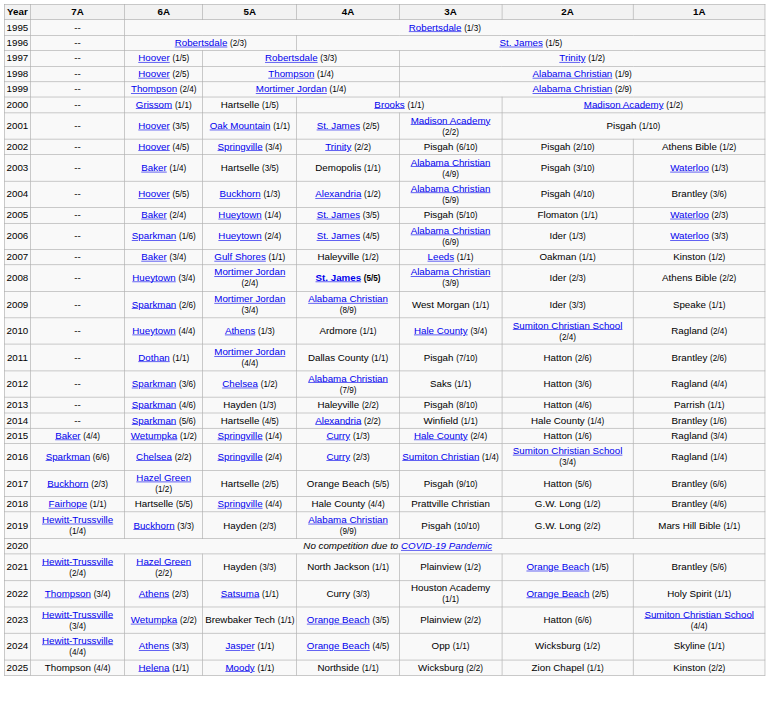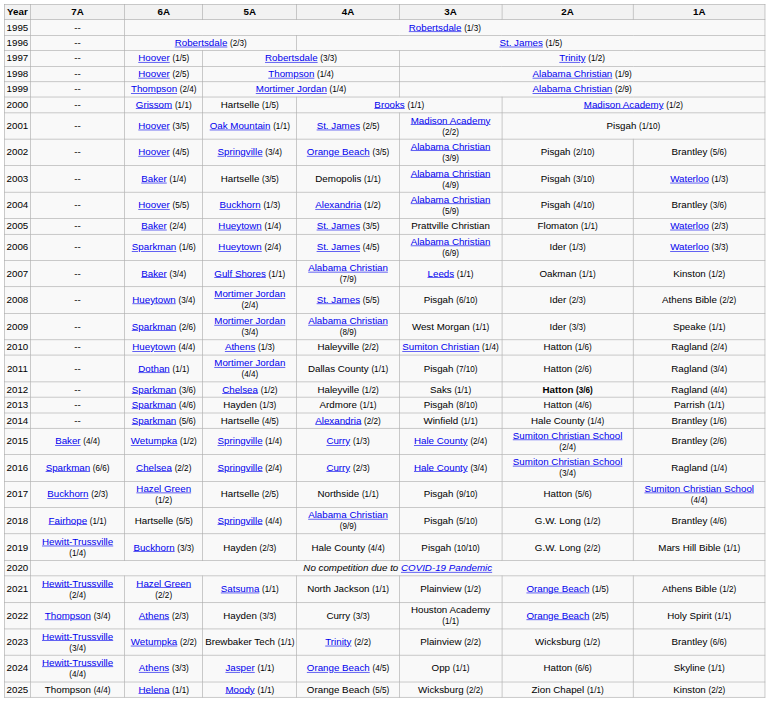(348, 147) Trinity (2/2) -> (348, 152) Orange Beach (3/5)
(451, 147) Pisgah (6/10) -> (451, 152) Alabama Christian (3/9)
(699, 147) Athens Bible (1/2) -> (699, 152) Brantley (5/6)
(451, 215) Pisgah (5/10) -> (451, 226) Prattville Christian
(348, 257) Haleyville (1/2) -> (348, 273) Alabama Christian (7/9)
(348, 278) bold -> (348, 300) normal
(451, 278) Alabama Christian (3/9) -> (451, 300) Pisgah (6/10)
(348, 331) Ardmore (1/1) -> (348, 347) Haleyville (2/2)
(451, 331) Hale County (3/4) -> (451, 347) Sumiton Christian (1/4)
(568, 331) Sumiton Christian School (2/4) -> (568, 347) Hatton (1/6)
(699, 357) Brantley (2/6) -> (699, 368) Ragland (3/4)
(348, 384) Alabama Christian (7/9) -> (348, 389) Haleyville (1/2)
(568, 384) normal -> (568, 389) bold
(348, 405) Haleyville (2/2) -> (348, 405) Ardmore (1/1)
(568, 436) Hatton (1/6) -> (568, 441) Sumiton Christian School (2/4)
(699, 436) Ragland (3/4) -> (699, 441) Brantley (2/6)
(451, 457) Sumiton Christian (1/4) -> (451, 468) Hale County (3/4)
(348, 483) Orange Beach (5/5) -> (348, 494) Northside (1/1)
(699, 483) Brantley (6/6) -> (699, 494) Sumiton Christian School (4/4)
(348, 504) Hale County (4/4) -> (348, 520) Alabama Christian (9/9)
(451, 504) Prattville Christian -> (451, 520) Pisgah (5/10)
(348, 525) Alabama Christian (9/9) -> (348, 547) Hale County (4/4)
(250, 567) Hayden (3/3) -> (250, 589) Satsuma (1/1)
(699, 567) Brantley (5/6) -> (699, 589) Athens Bible (1/2)
(250, 593) Satsuma (1/1) -> (250, 615) Hayden (3/3)
(348, 620) Orange Beach (3/5) -> (348, 642) Trinity (2/2)
(568, 620) Hatton (6/6) -> (568, 642) Wicksburg (1/2)
(699, 620) Sumiton Christian School (4/4) -> (699, 642) Brantley (6/6)
(568, 646) Wicksburg (1/2) -> (568, 668) Hatton (6/6)
(348, 667) Northside (1/1) -> (348, 689) Orange Beach (5/5)
